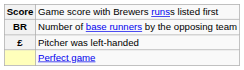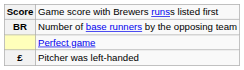rows swapped: (88, 42) <-> (67, 57)
